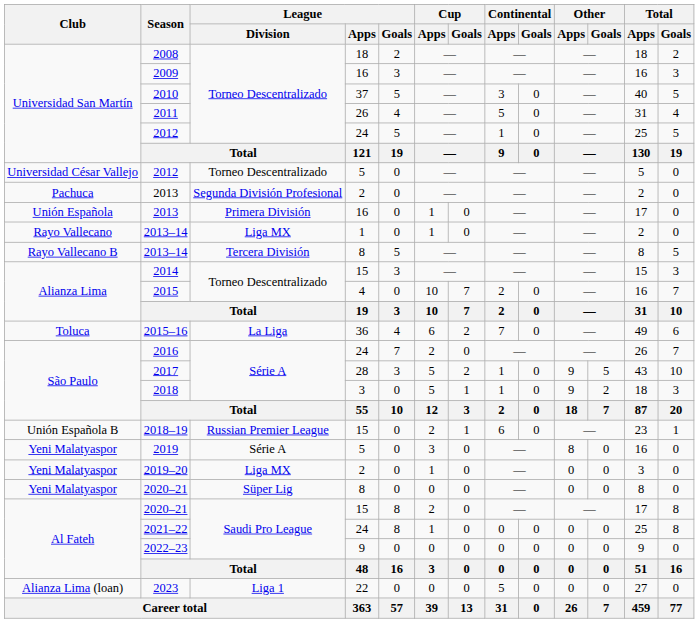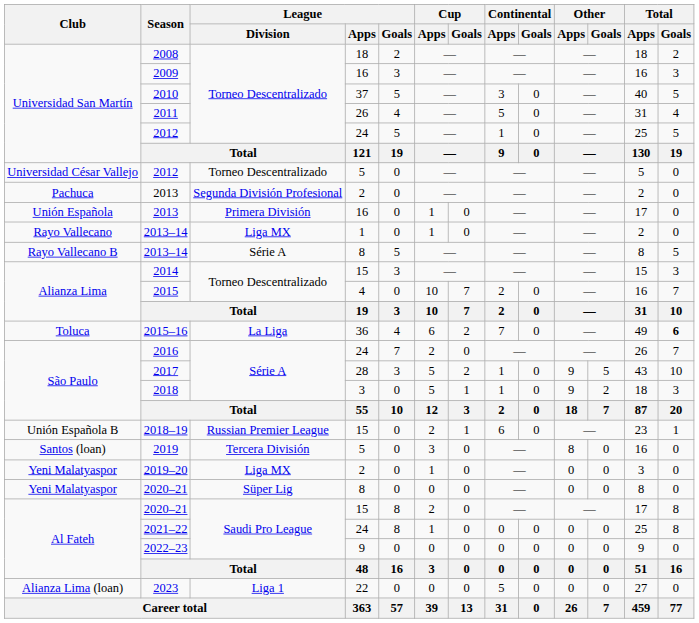(268, 251) Tercera División -> (268, 251) Série A
(676, 331) normal -> (676, 331) bold
(73, 449) Yeni Malatyaspor -> (73, 449) Santos (loan)
(268, 449) Série A -> (268, 449) Tercera División
